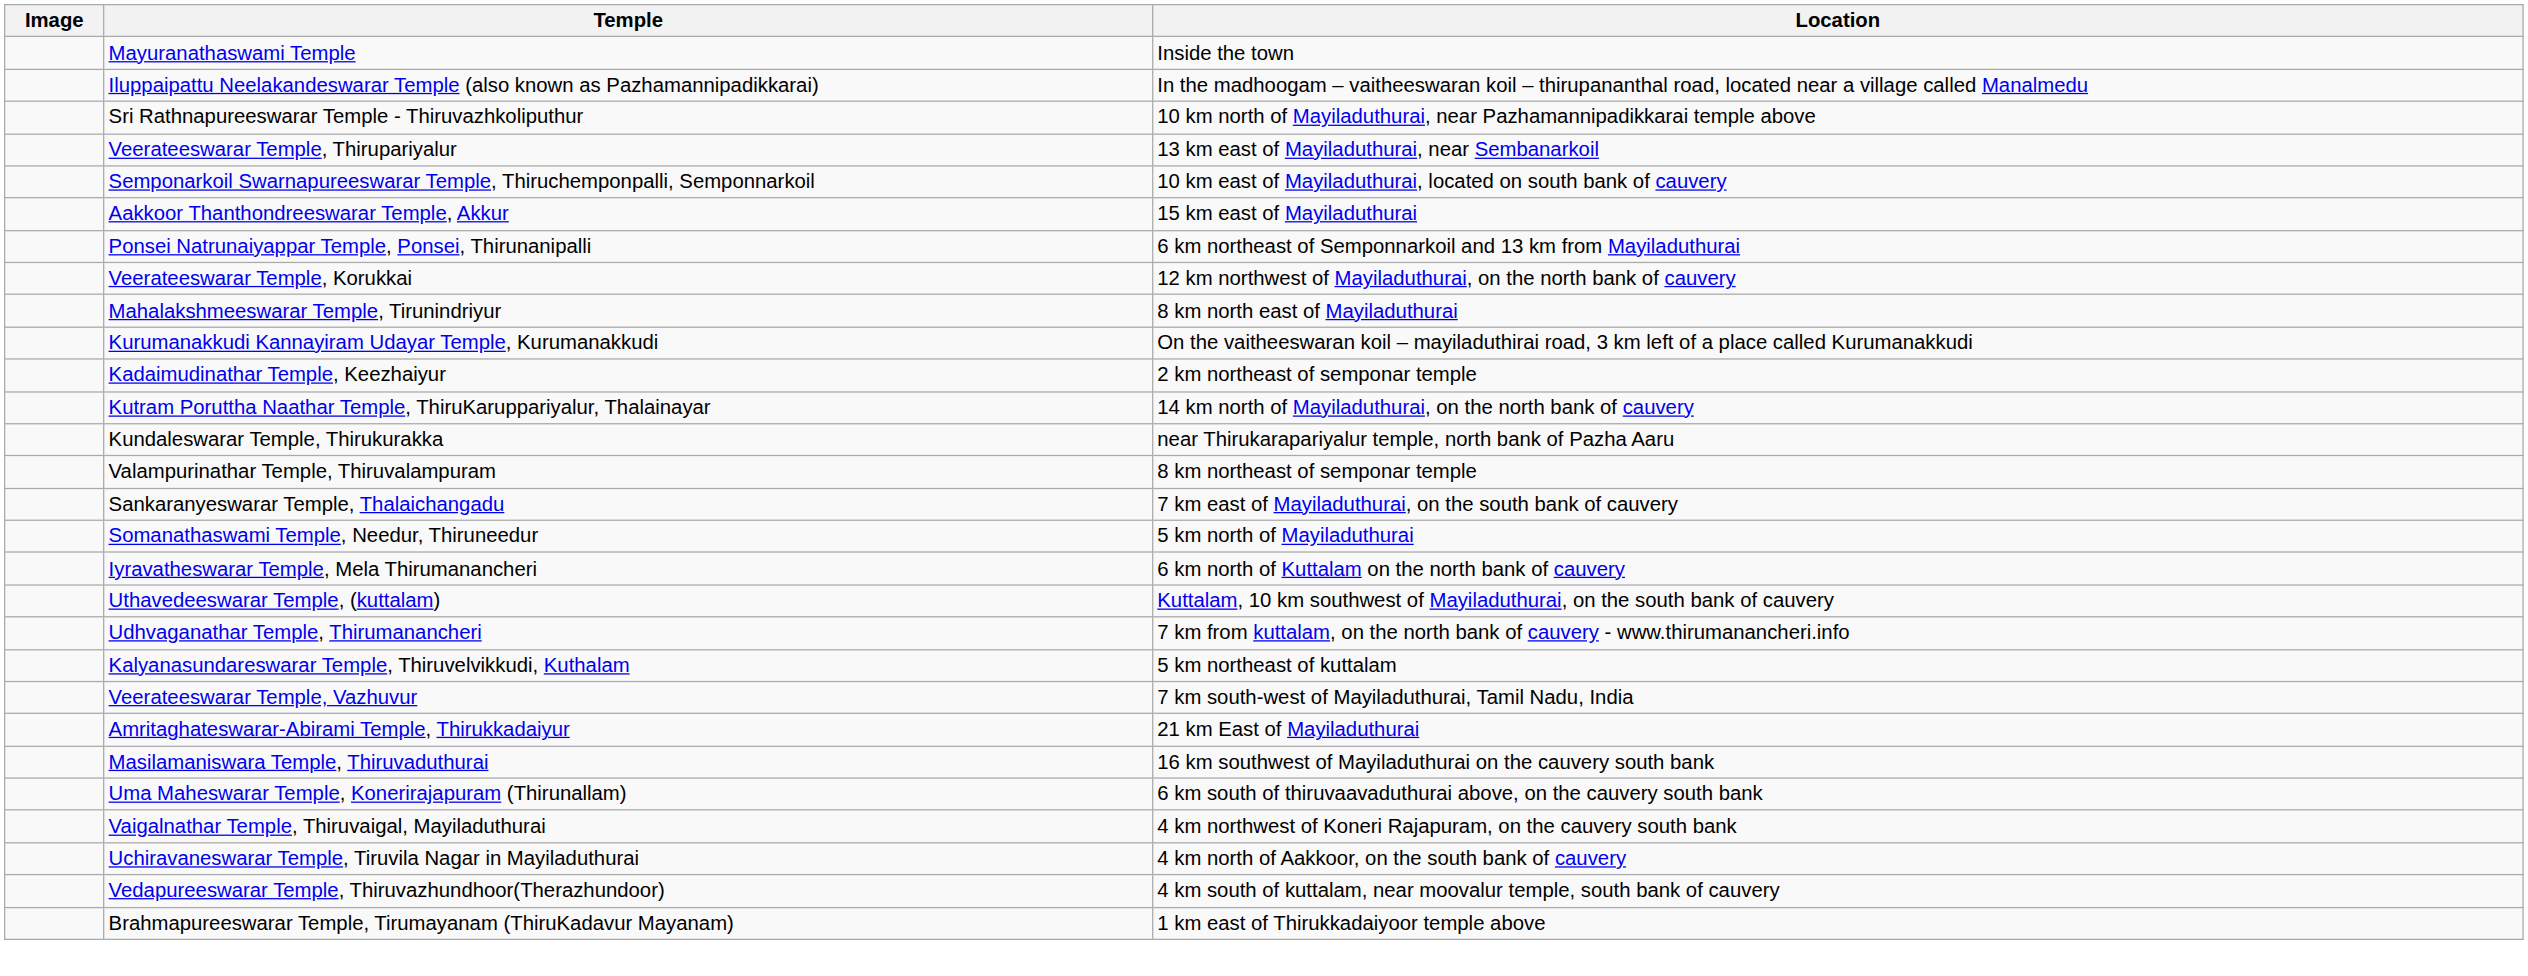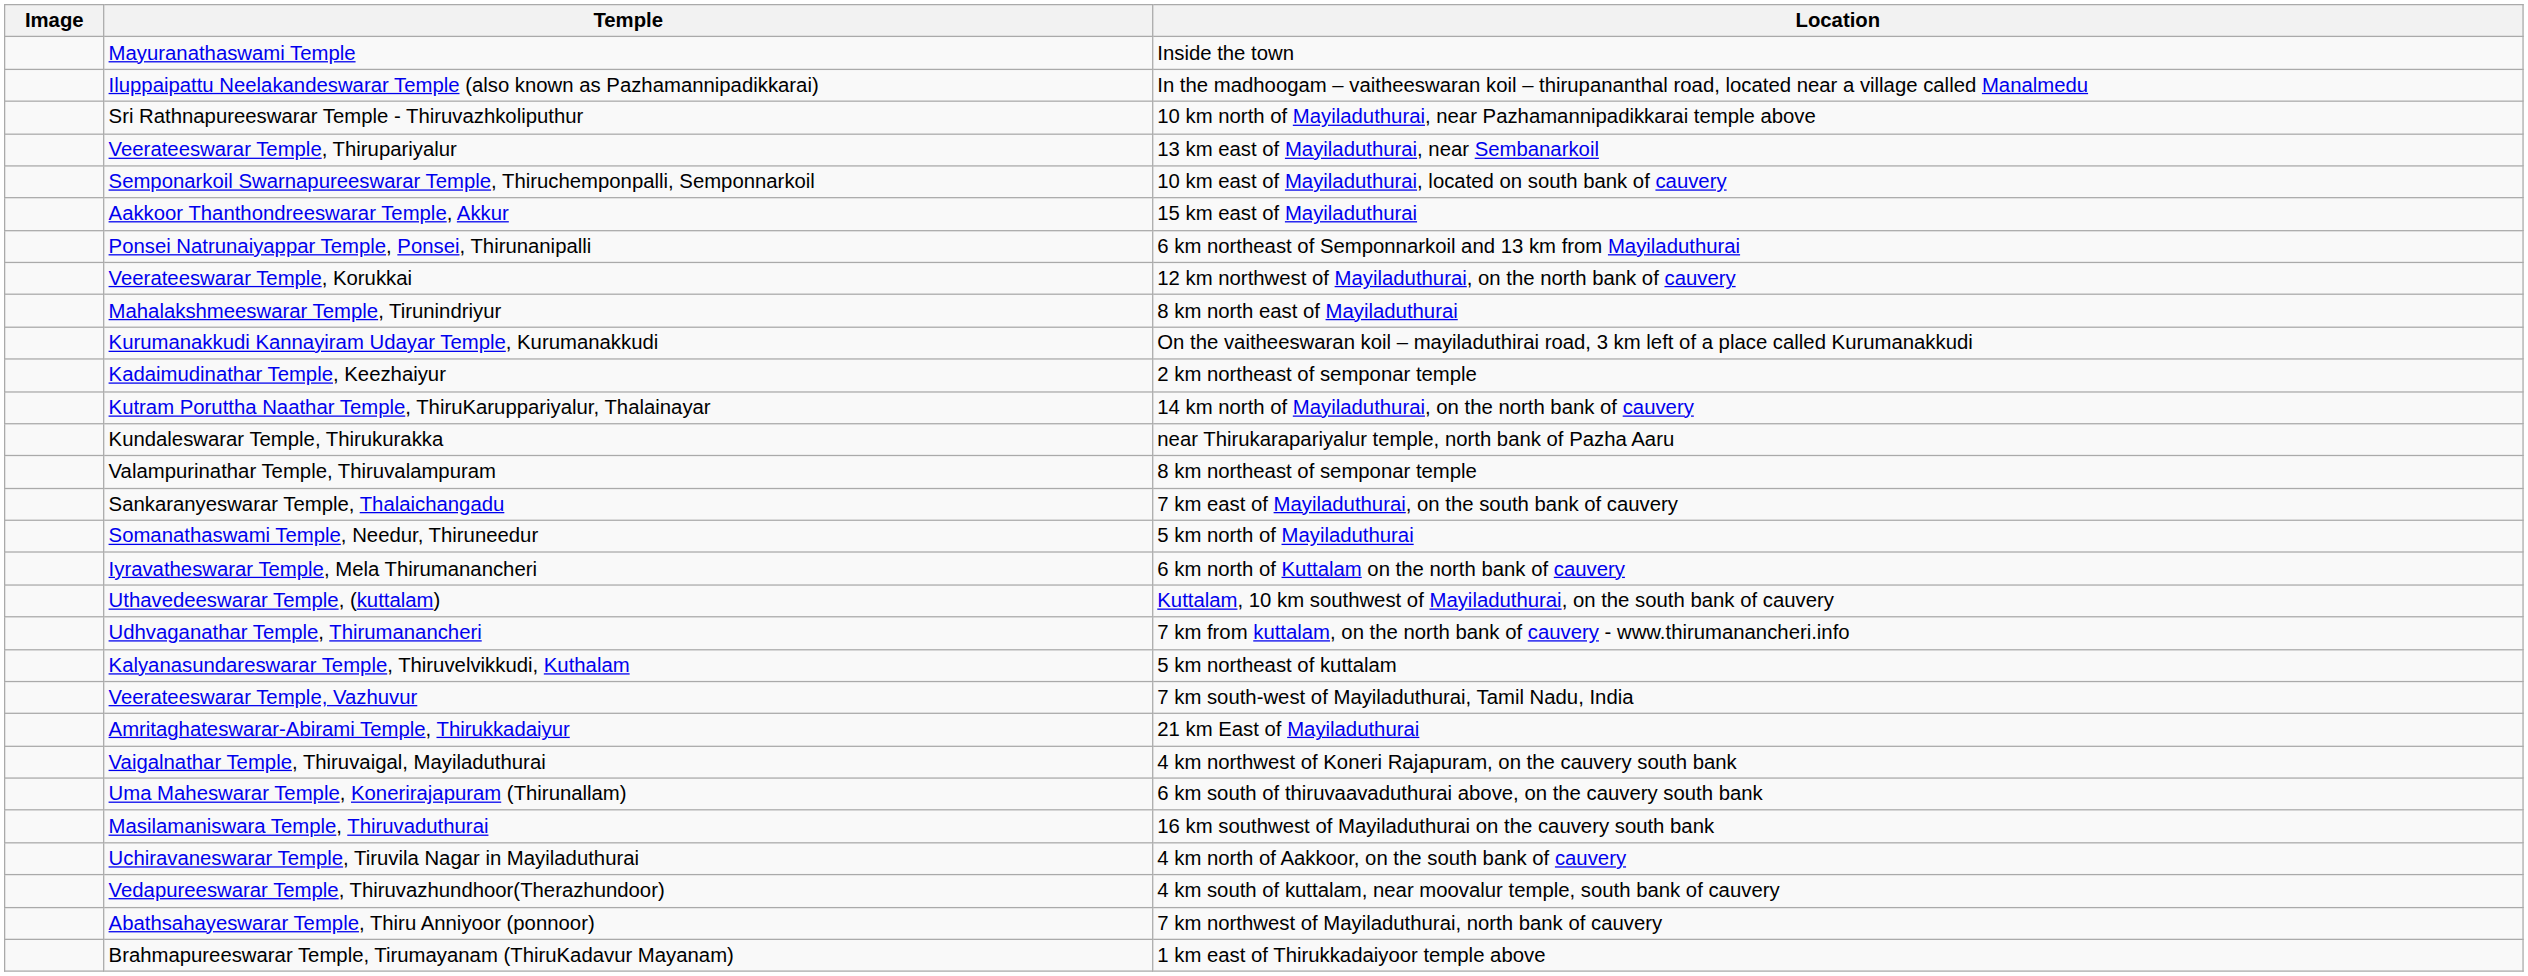rows swapped: (299, 761) <-> (327, 826)
+ row: (352, 922)
